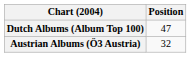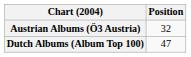rows swapped: (75, 44) <-> (75, 28)
